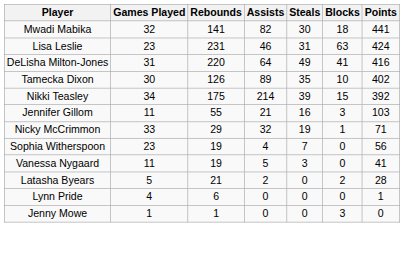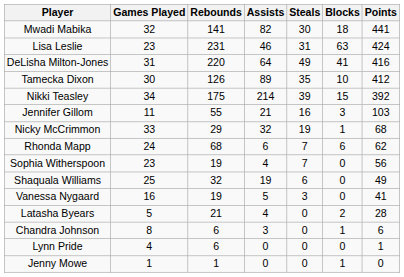(381, 79) 402 -> (381, 79) 412
(381, 130) 71 -> (381, 130) 68
+ row: (58, 146)
+ row: (58, 180)
(149, 163) 11 -> (149, 197) 16
(266, 180) 2 -> (266, 213) 4
+ row: (58, 230)
(342, 213) 3 -> (342, 264) 1
